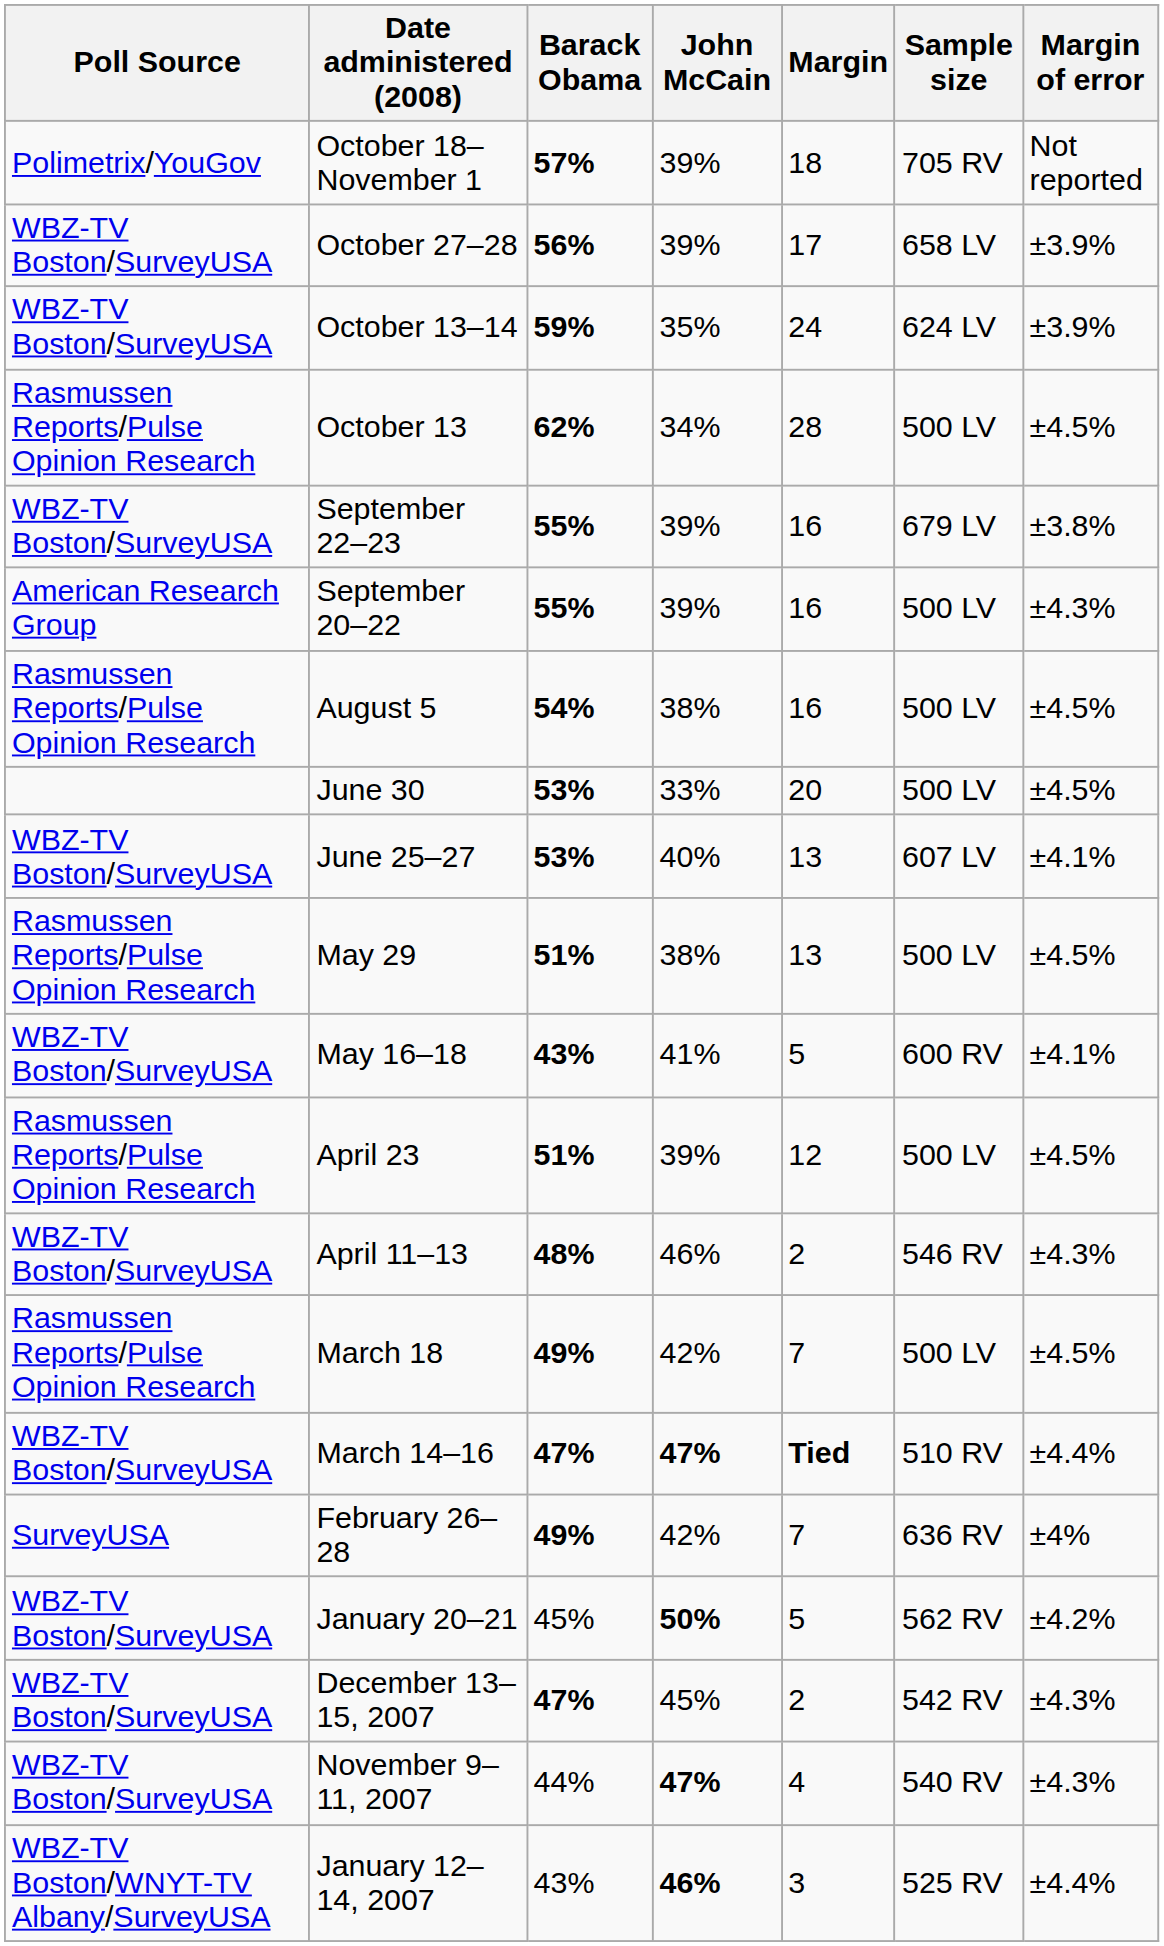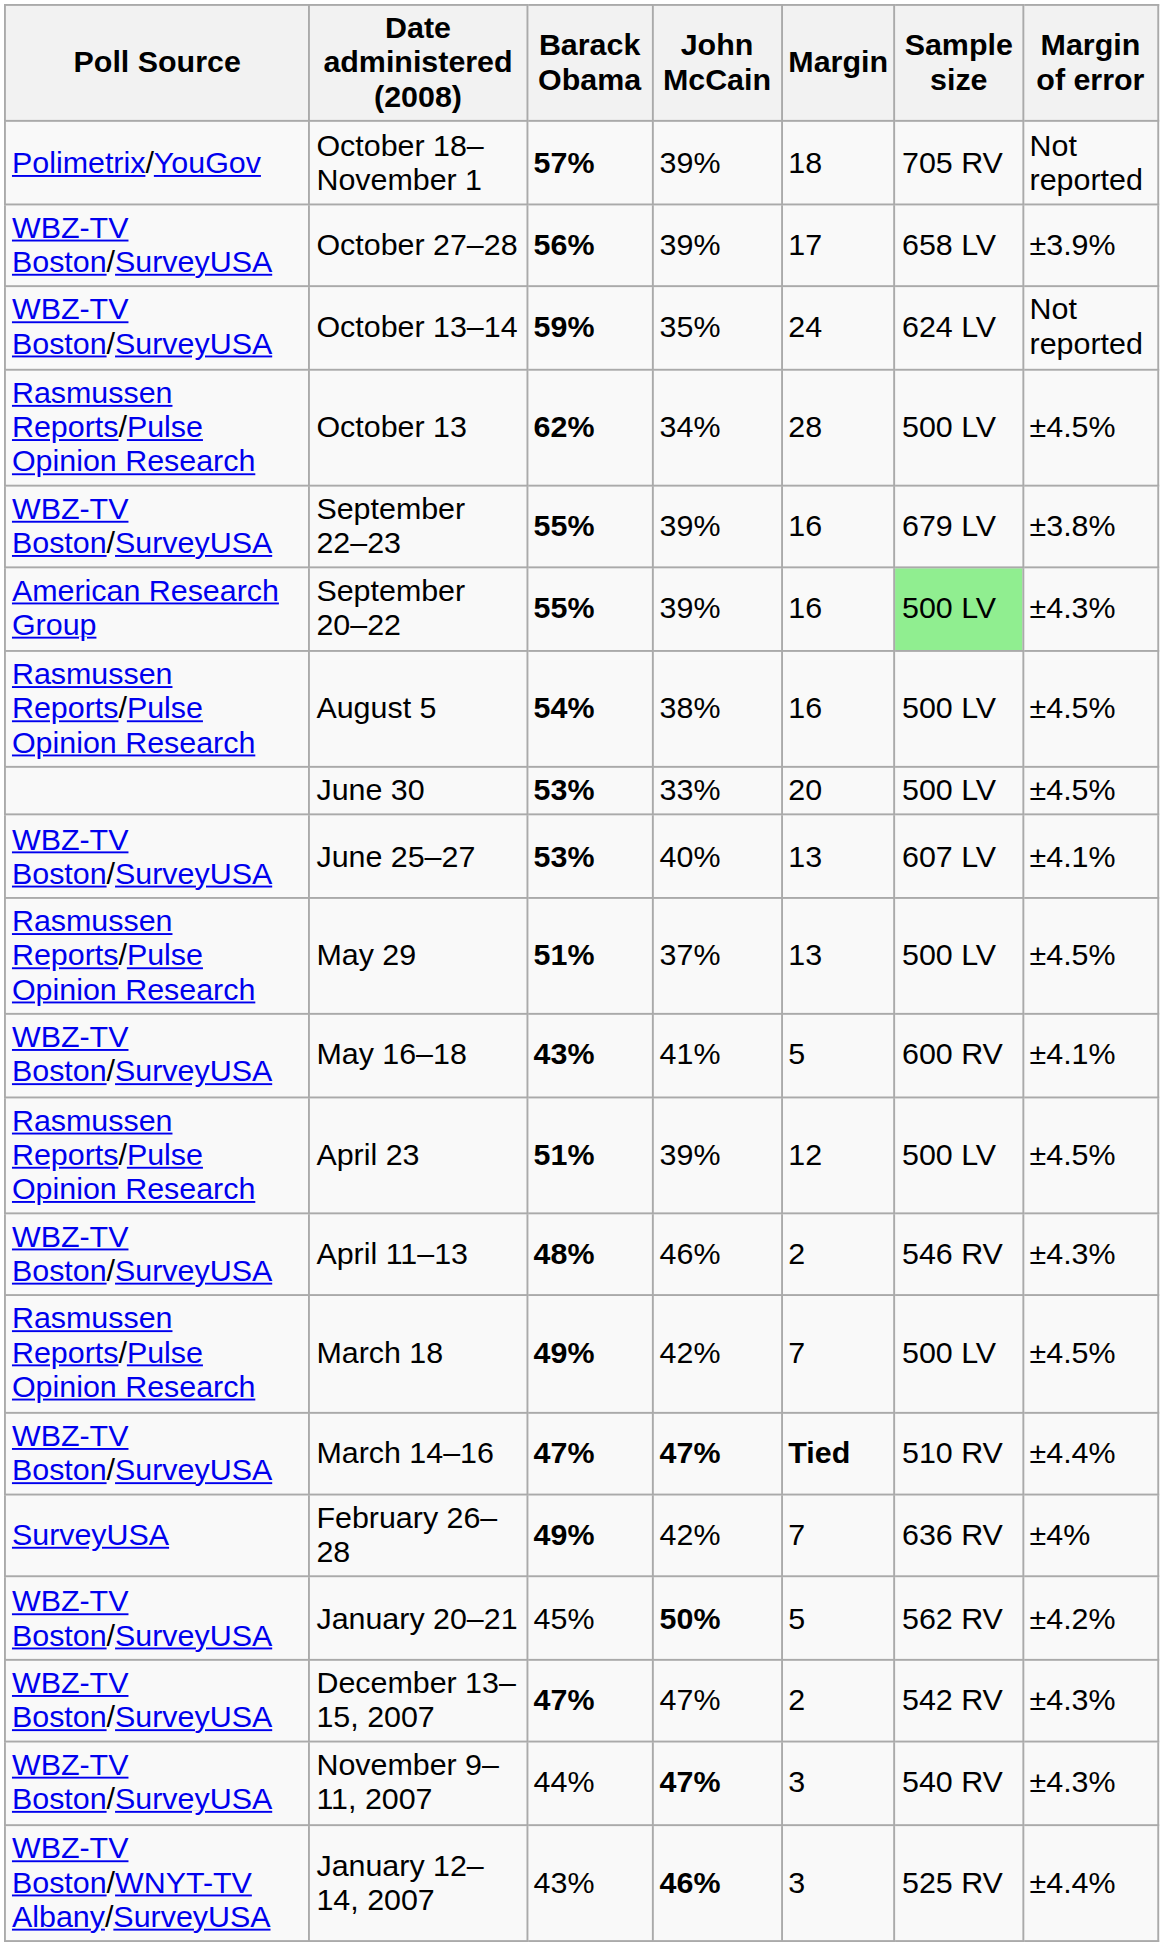(1073, 327) ±3.9% -> (1086, 327) Not reported
(949, 608) no background -> (949, 608) lightgreen background
(690, 955) 38% -> (690, 955) 37%
(690, 1700) 45% -> (690, 1700) 47%
(797, 1782) 4 -> (797, 1782) 3
